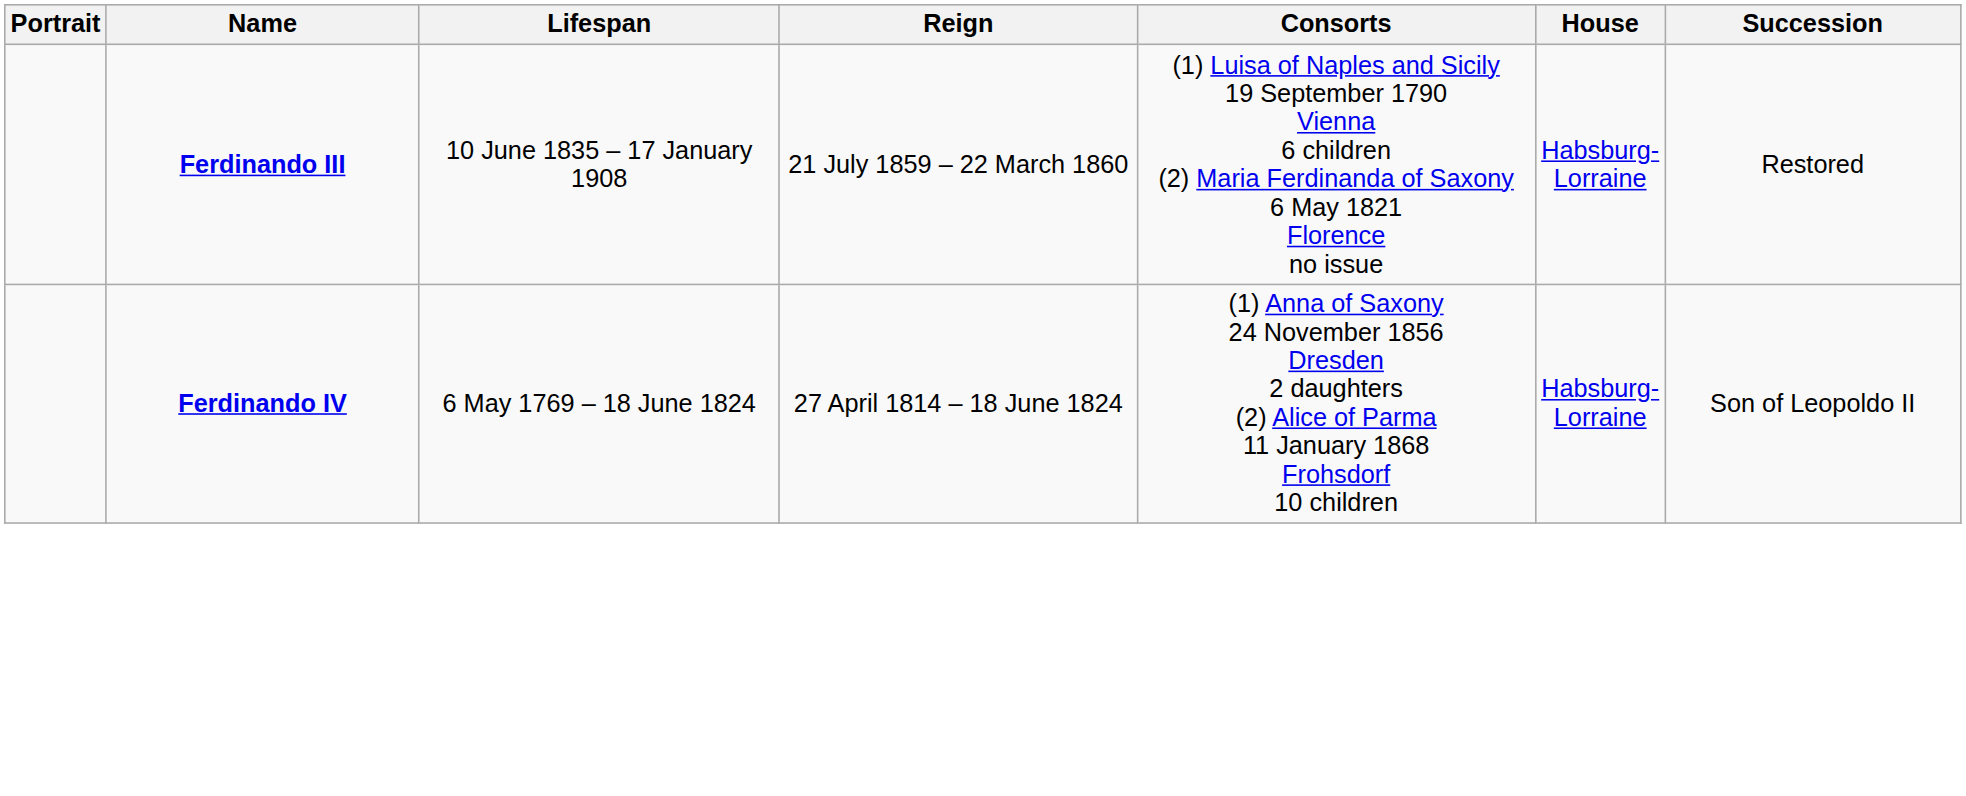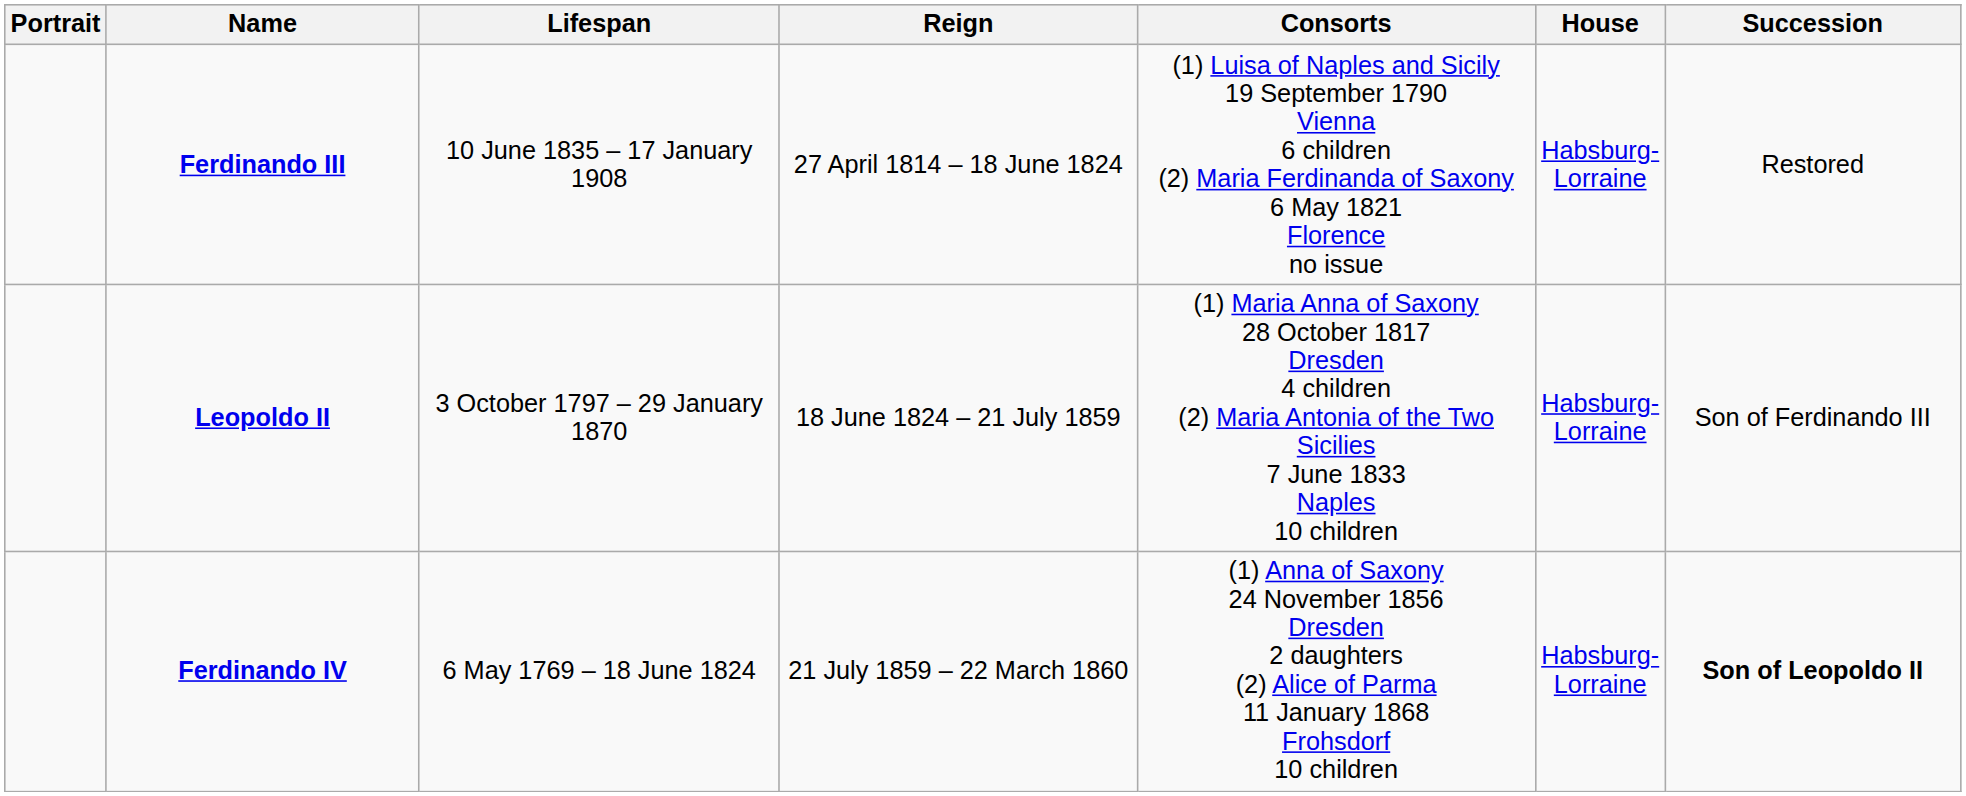(958, 164) 21 July 1859 – 22 March 1860 -> (958, 164) 27 April 1814 – 18 June 1824
+ row: (263, 417)
(958, 403) 27 April 1814 – 18 June 1824 -> (958, 670) 21 July 1859 – 22 March 1860
(1813, 403) normal -> (1813, 670) bold
